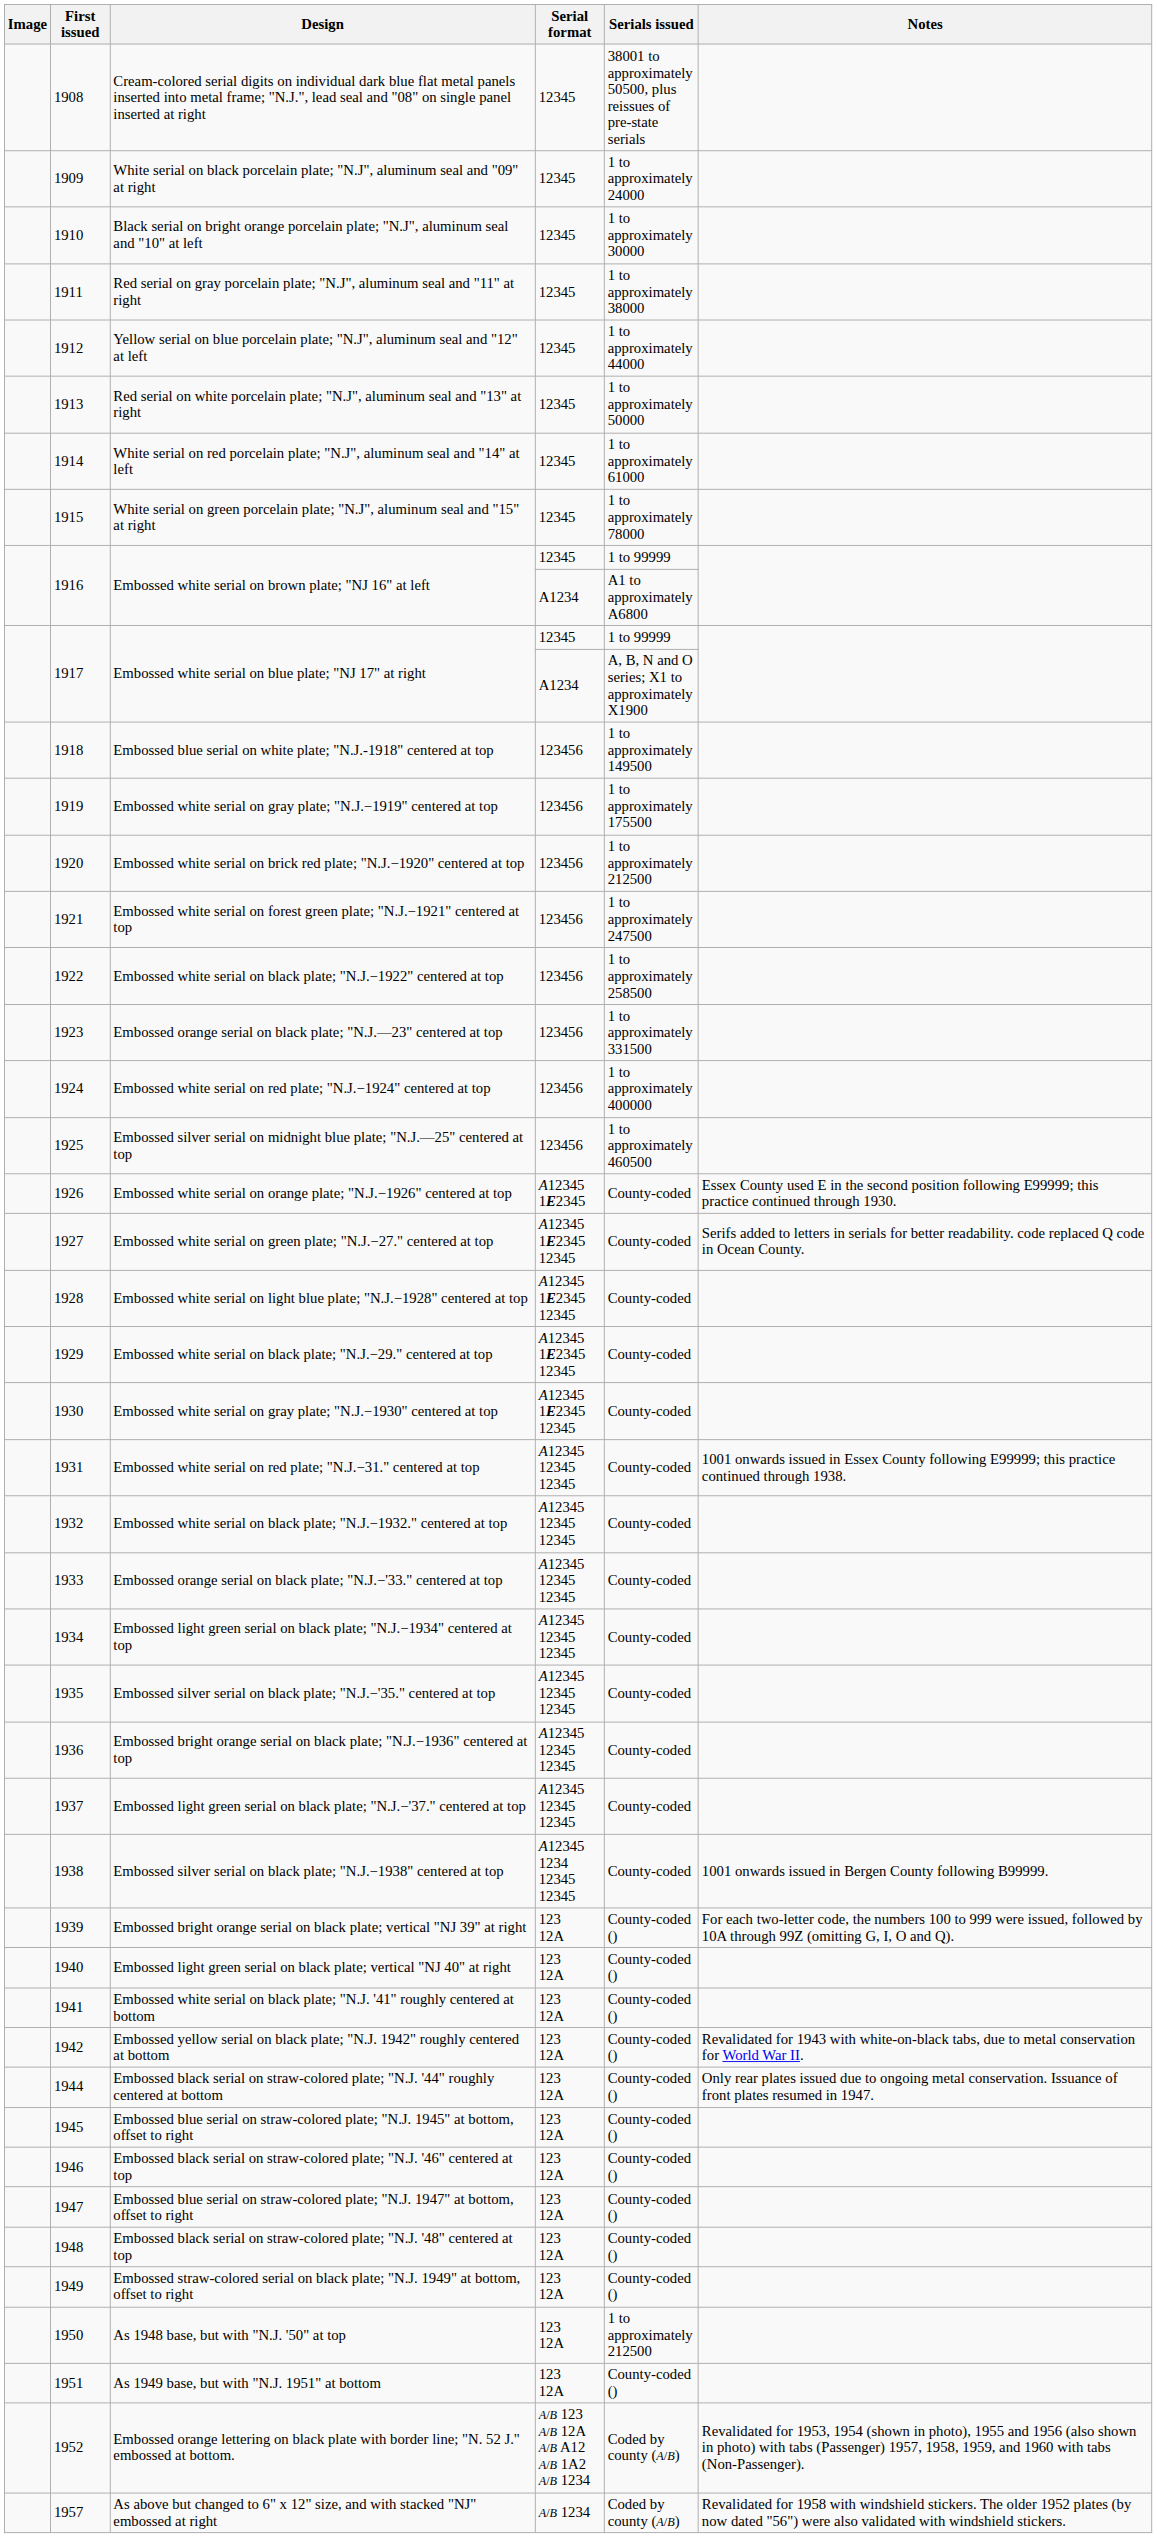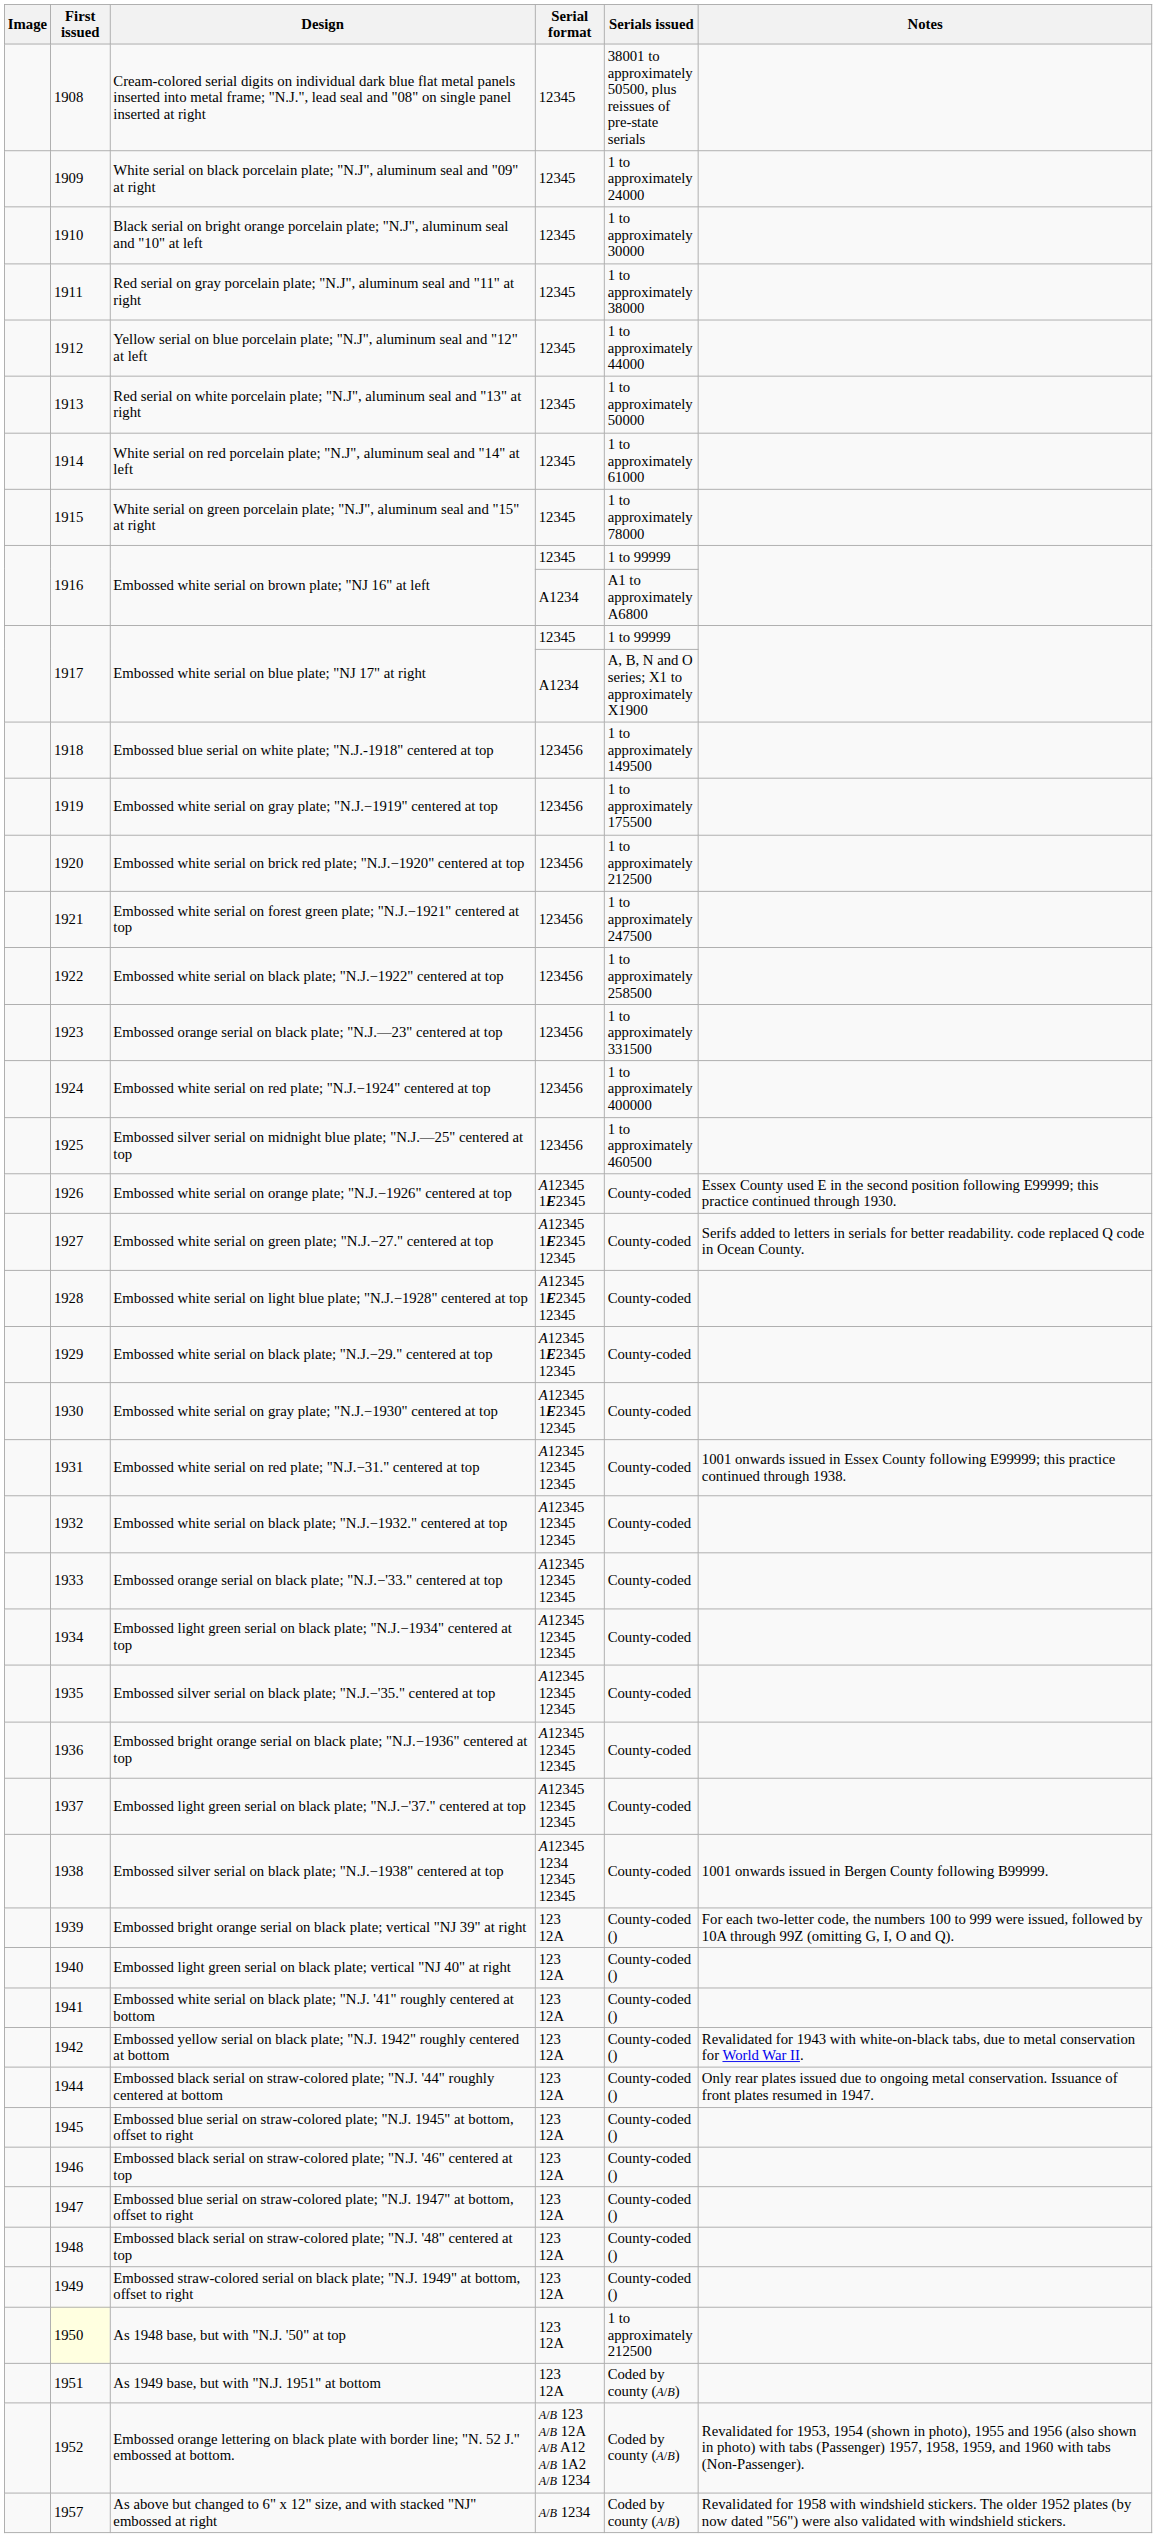(69, 2335) no background -> (69, 2335) lightyellow background
(649, 2383) County-coded () -> (644, 2383) Coded by county (A/B)
